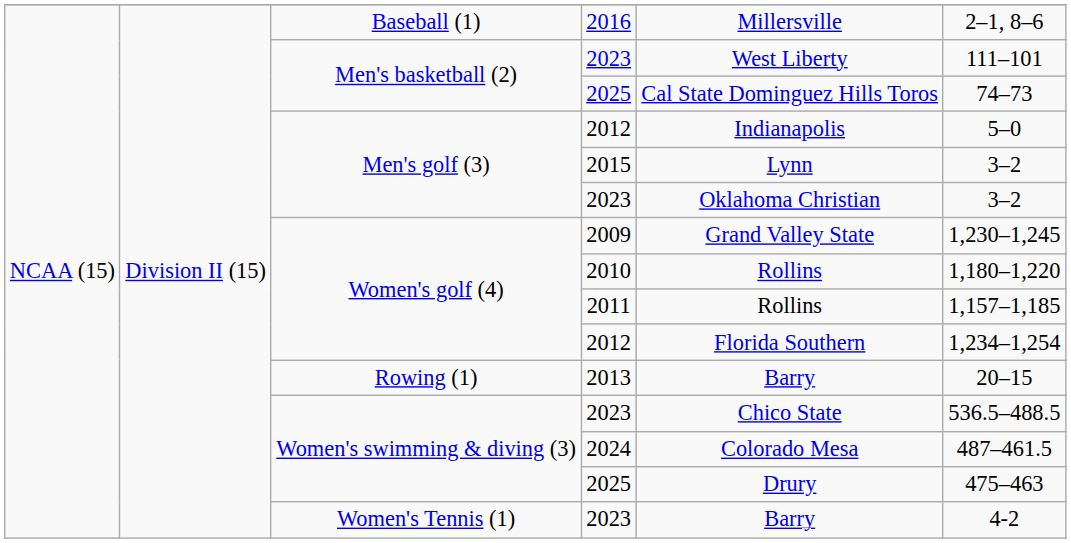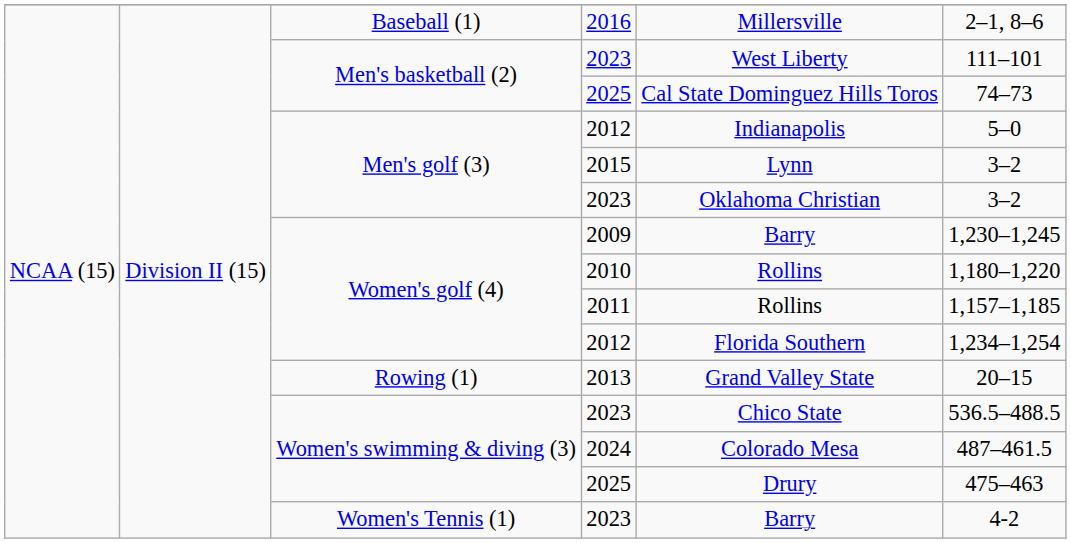(790, 235) Grand Valley State -> (790, 235) Barry
(790, 377) Barry -> (790, 377) Grand Valley State
